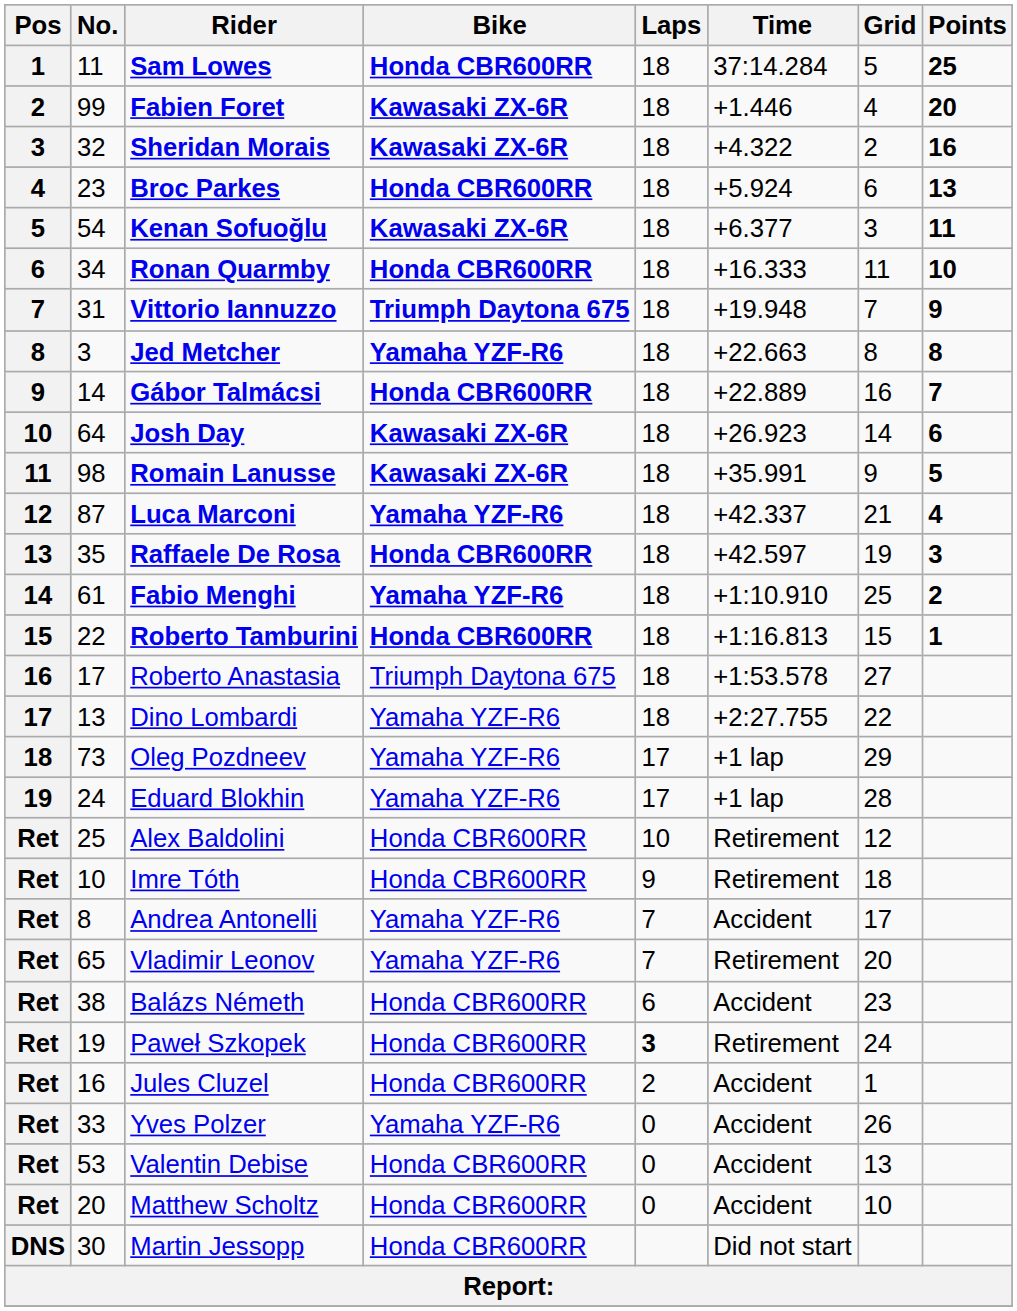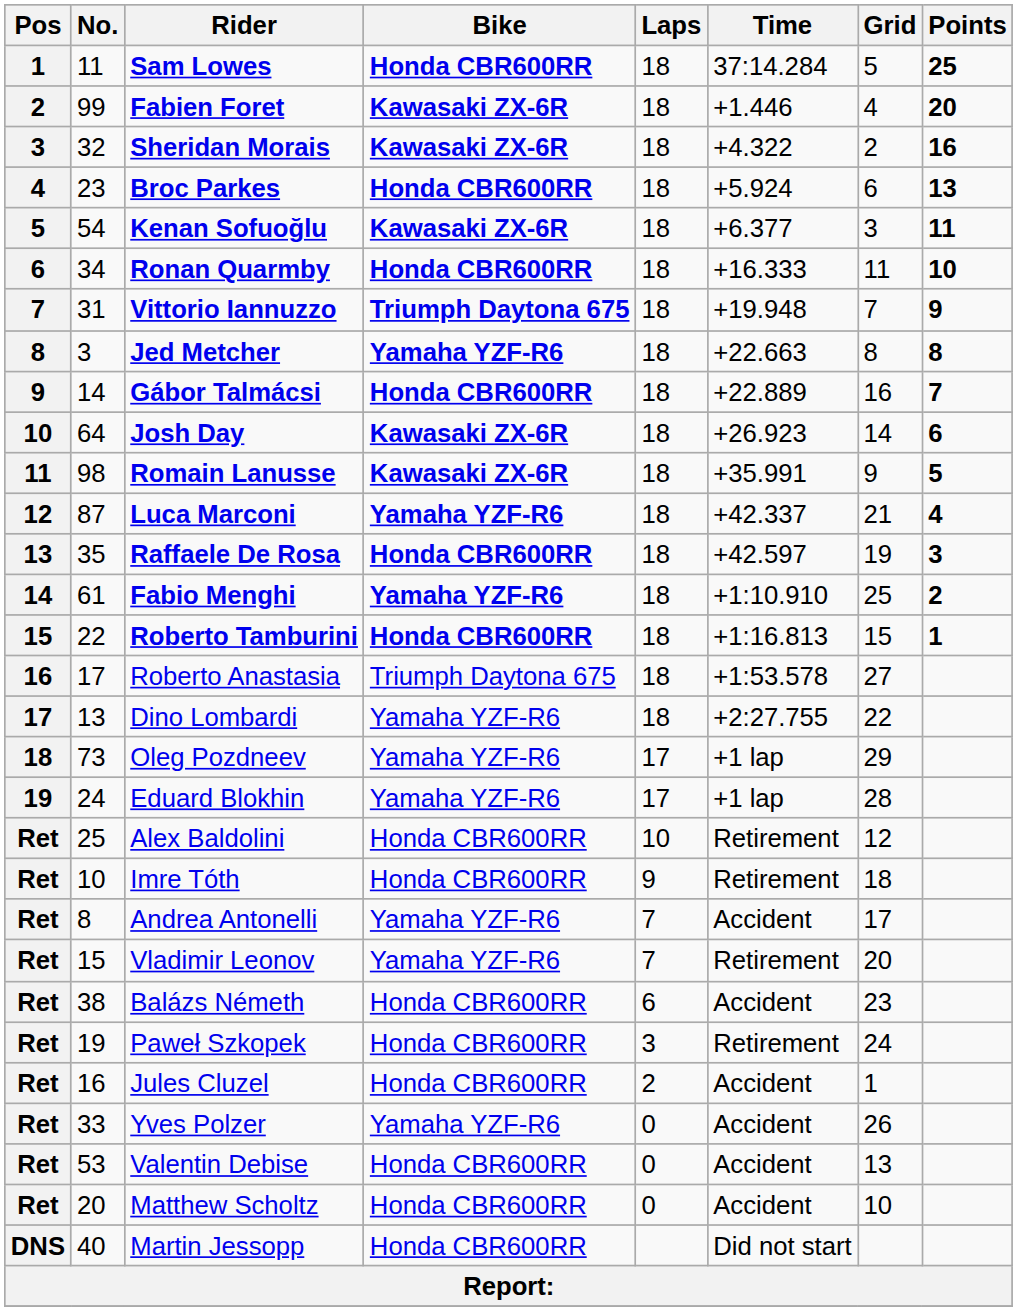(91, 961) 65 -> (91, 961) 15
(649, 1042) bold -> (649, 1042) normal
(91, 1245) 30 -> (91, 1245) 40
